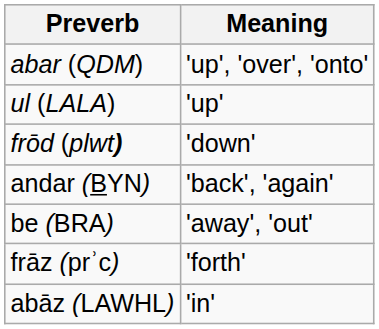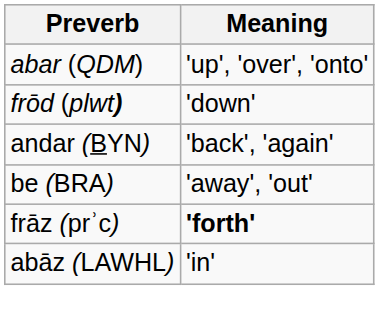- row: (63, 104)
(216, 263) normal -> (221, 223) bold
